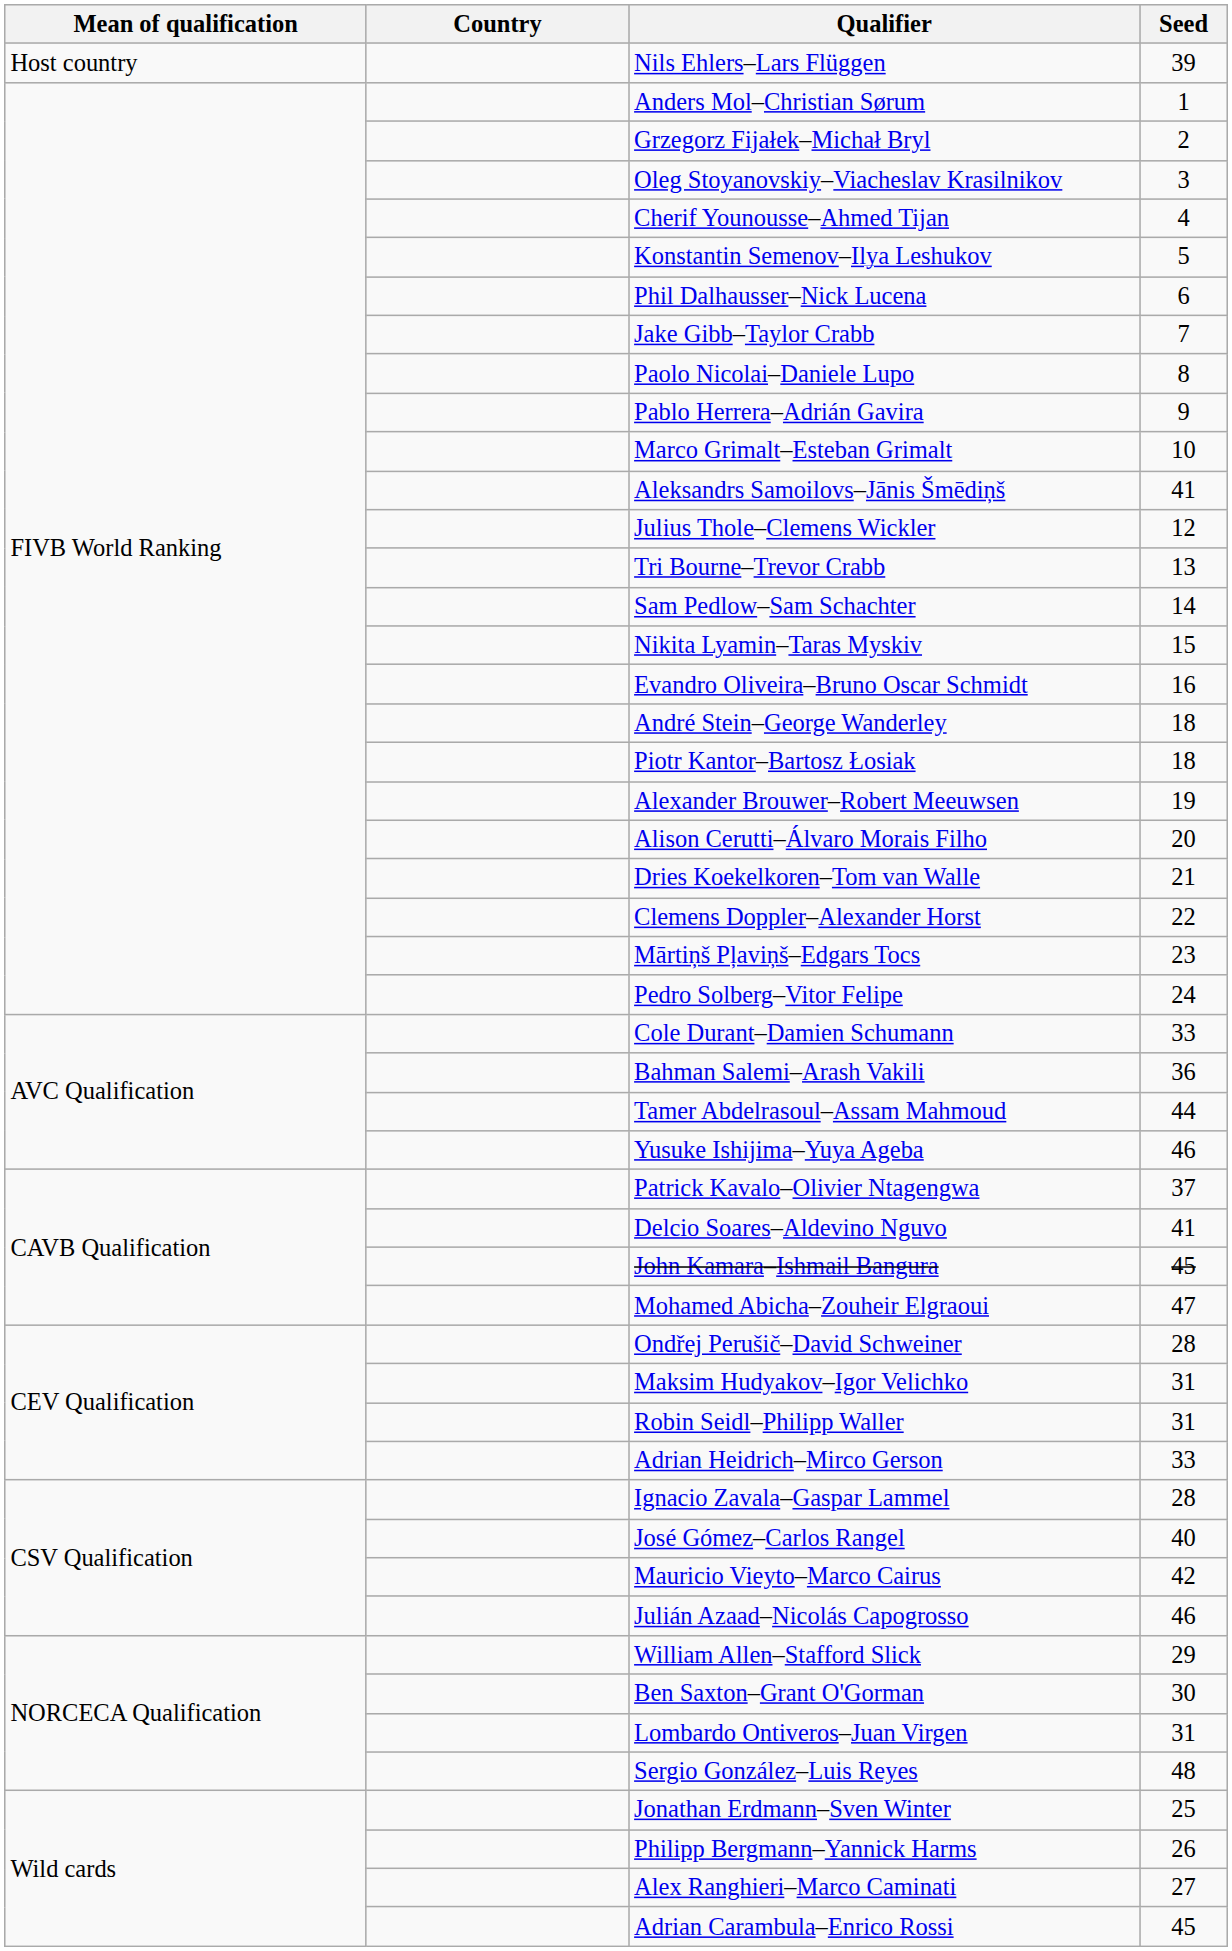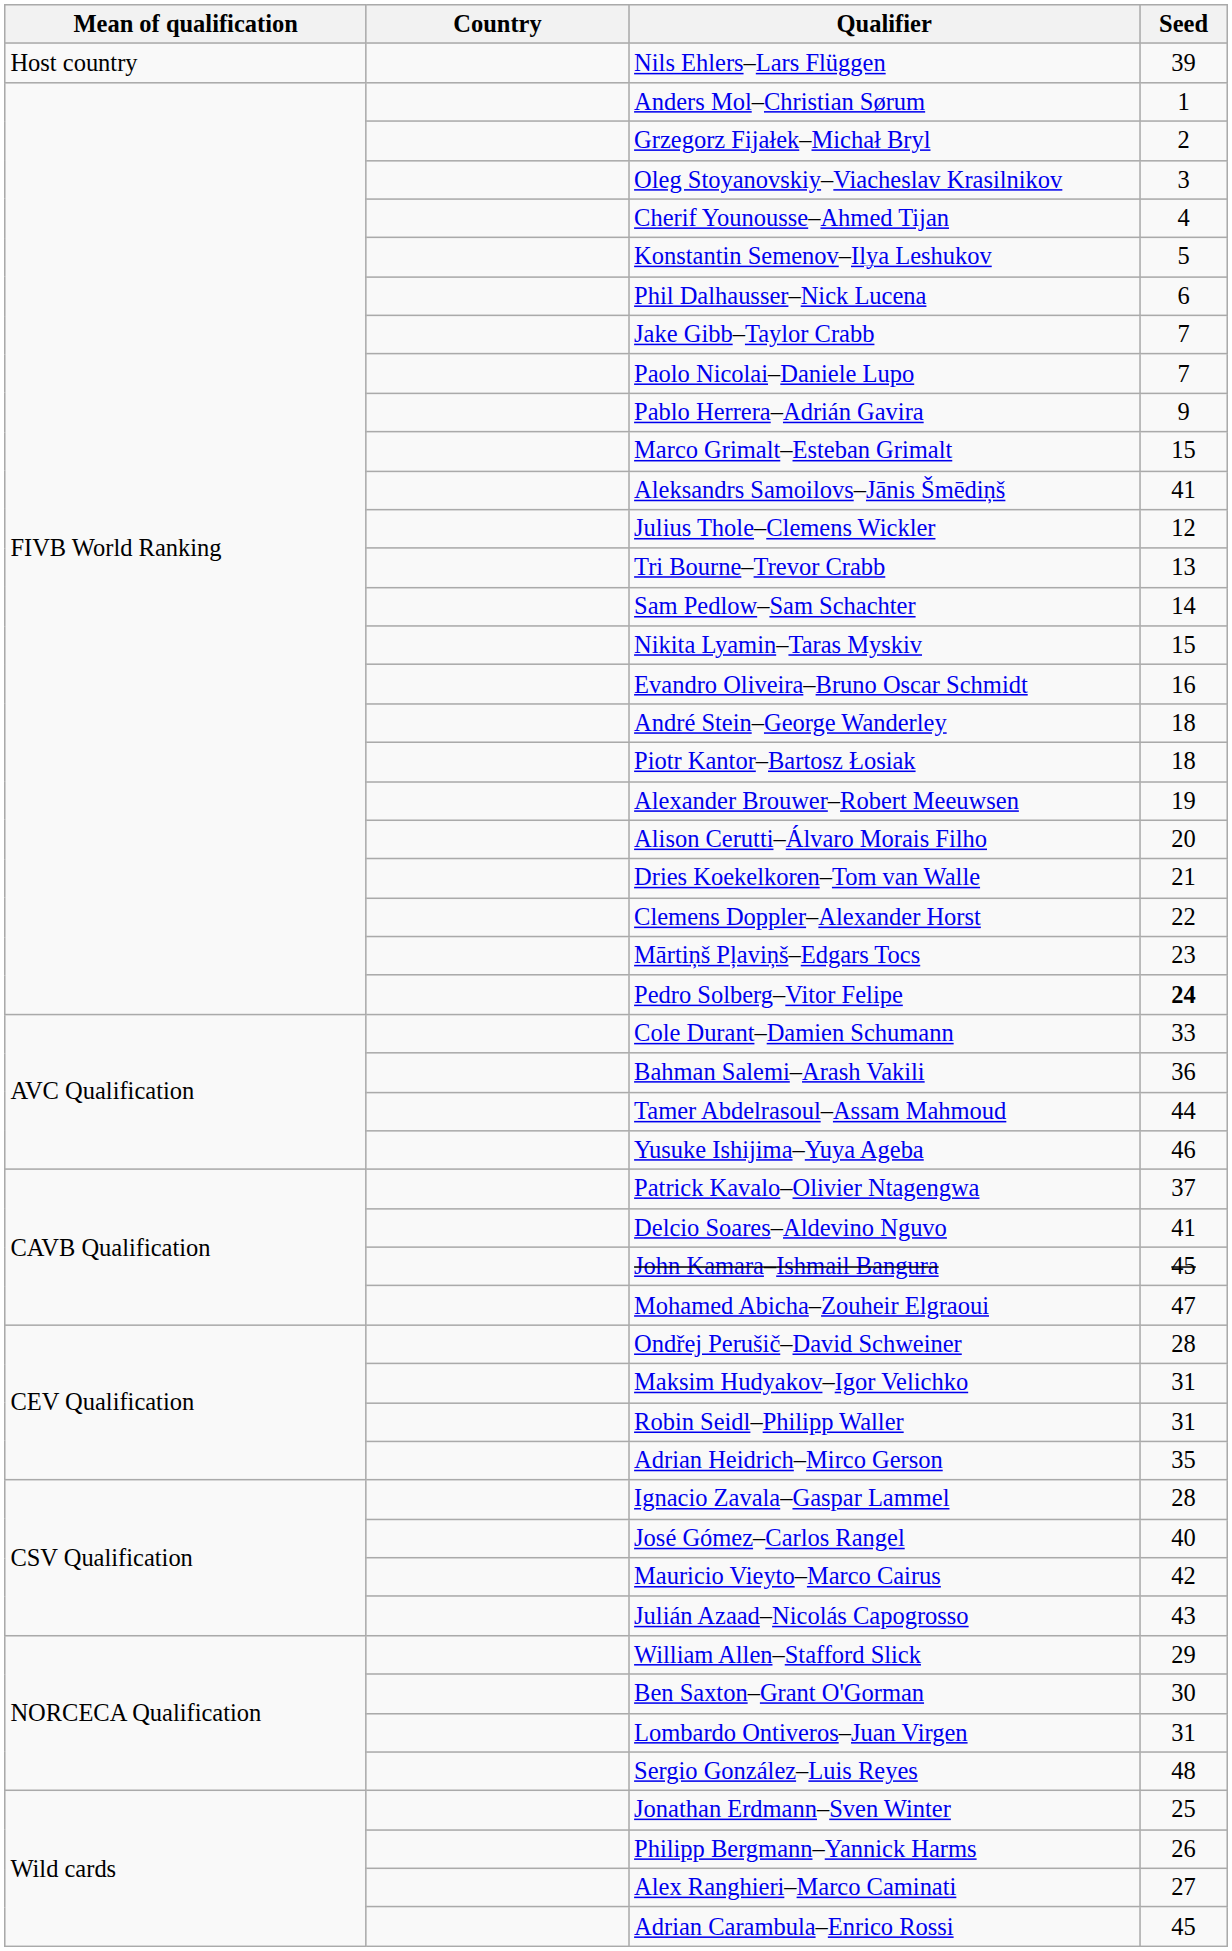(1184, 373) 8 -> (1184, 373) 7
(1184, 450) 10 -> (1184, 450) 15
(1184, 994) normal -> (1184, 994) bold
(1184, 1460) 33 -> (1184, 1460) 35
(1184, 1615) 46 -> (1184, 1615) 43
